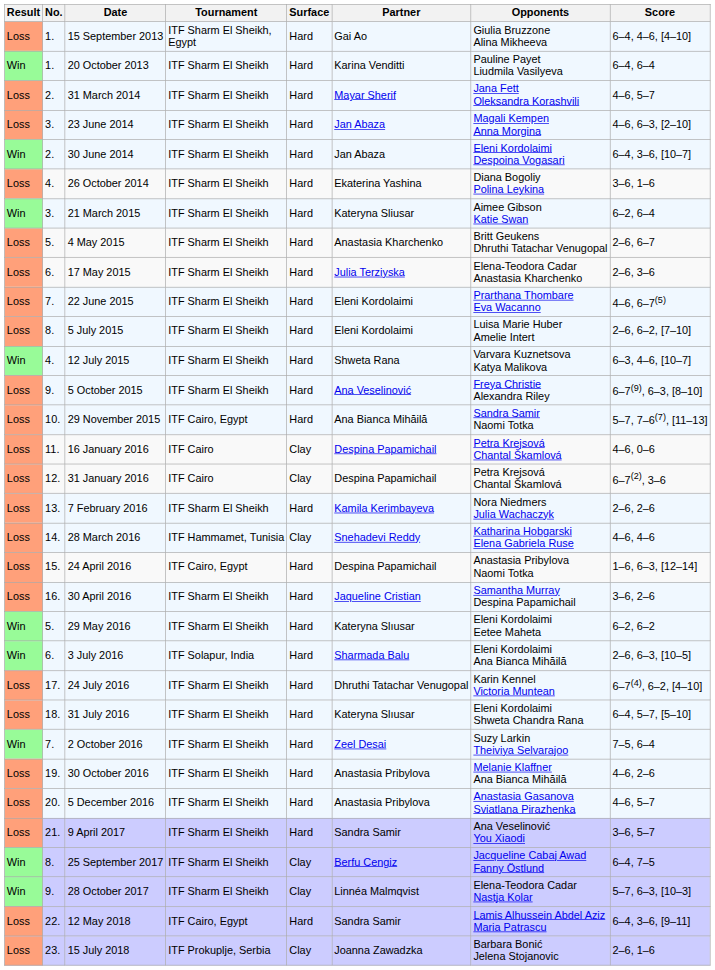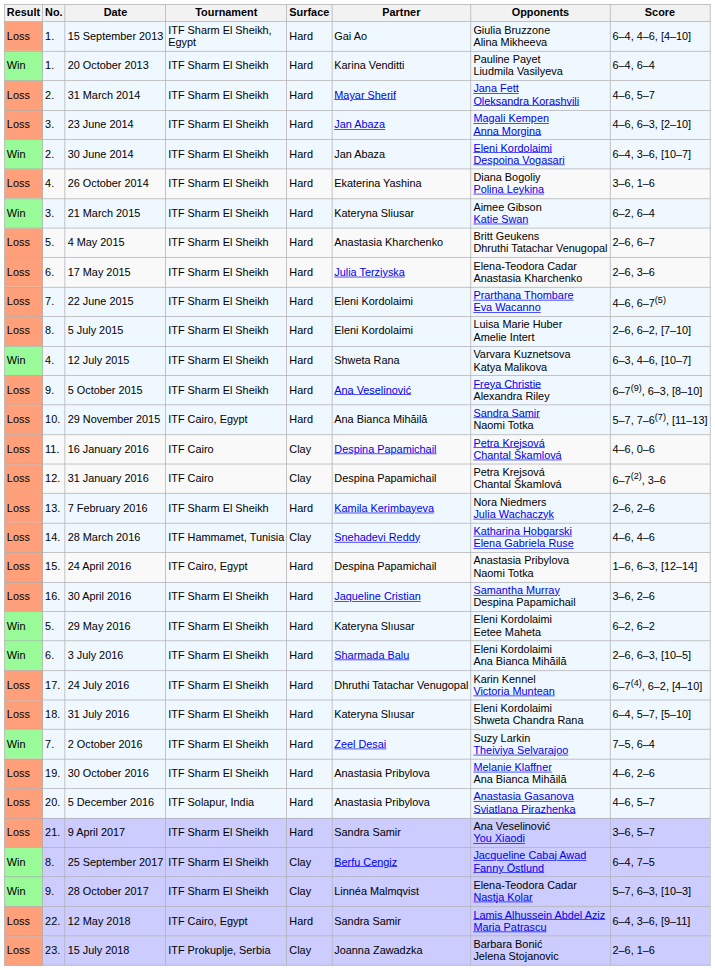(211, 655) ITF Solapur, India -> (218, 655) ITF Sharm El Sheikh
(218, 803) ITF Sharm El Sheikh -> (211, 803) ITF Solapur, India
